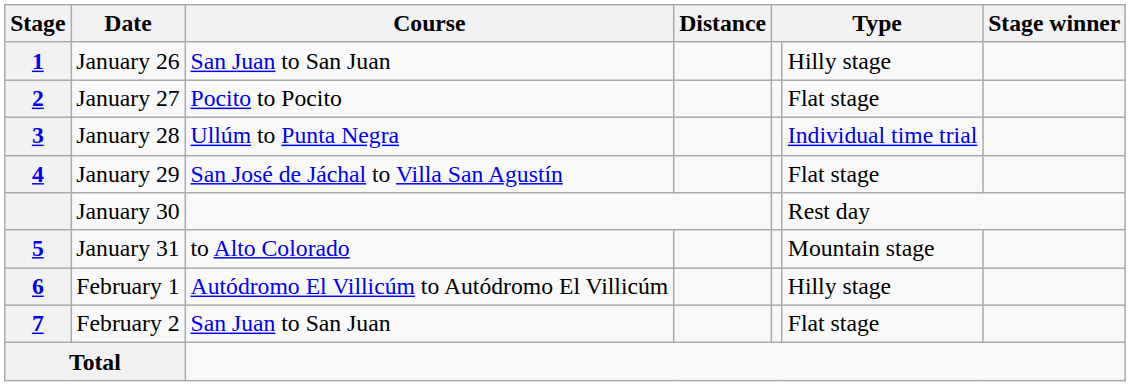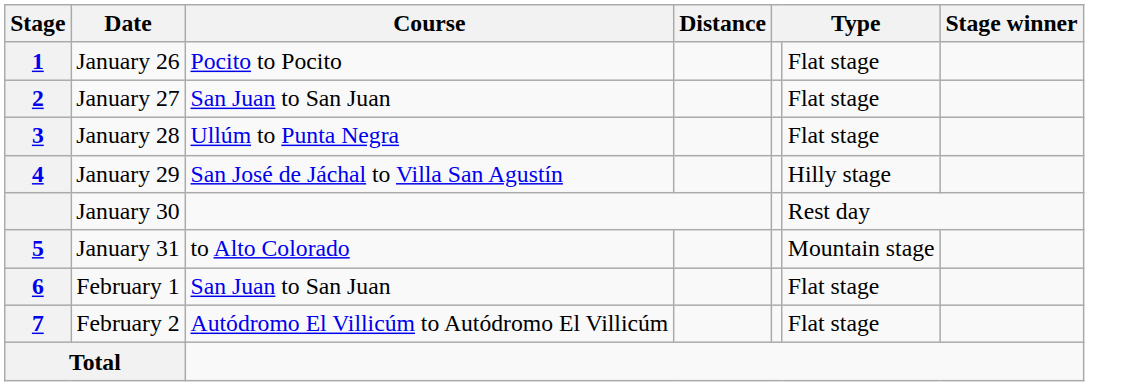(291, 60) San Juan to San Juan -> (266, 60) Pocito to Pocito
(839, 60) Hilly stage -> (834, 60) Flat stage
(266, 98) Pocito to Pocito -> (291, 98) San Juan to San Juan
(883, 135) Individual time trial -> (834, 135) Flat stage
(834, 173) Flat stage -> (839, 173) Hilly stage
(429, 286) Autódromo El Villicúm to Autódromo El Villicúm -> (291, 286) San Juan to San Juan
(839, 286) Hilly stage -> (834, 286) Flat stage
(291, 323) San Juan to San Juan -> (429, 323) Autódromo El Villicúm to Autódromo El Villicúm
